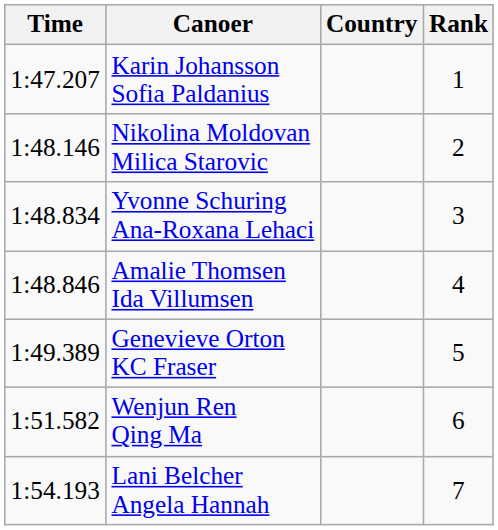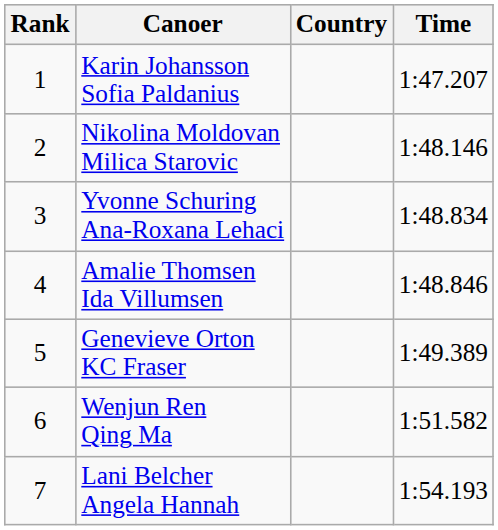columns swapped: (458, 24) <-> (55, 24)
